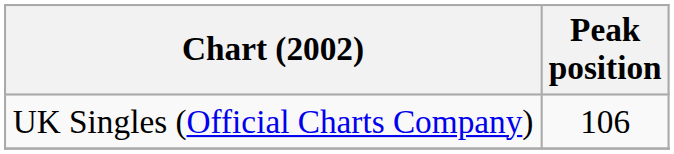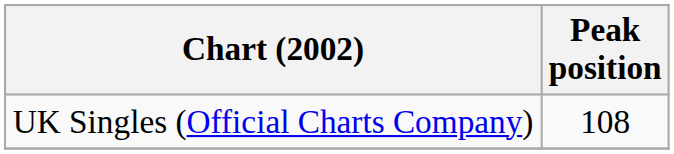(605, 121) 106 -> (605, 121) 108
